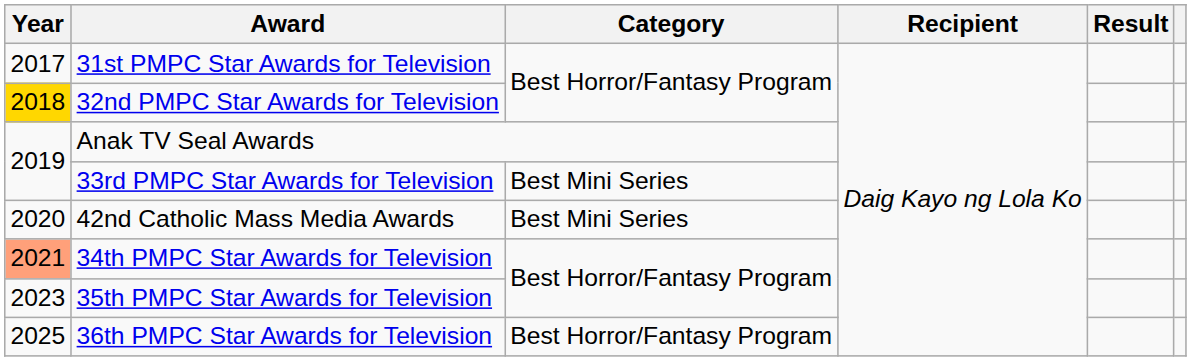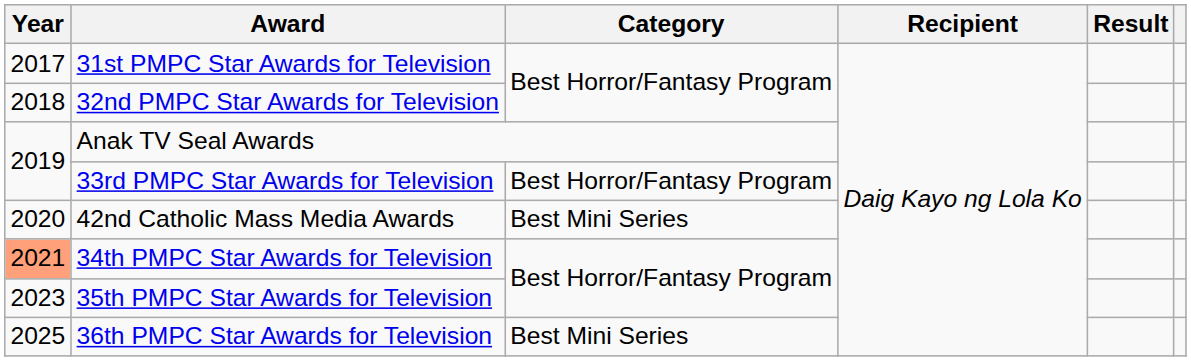(38, 102) gold background -> (38, 102) no background
(599, 180) Best Mini Series -> (671, 180) Best Horror/Fantasy Program
(671, 336) Best Horror/Fantasy Program -> (599, 336) Best Mini Series
